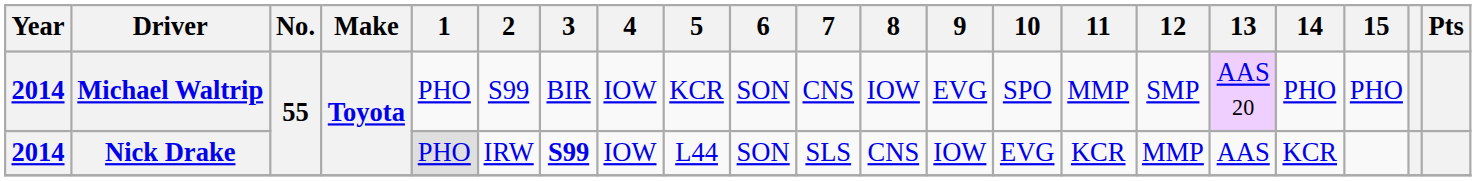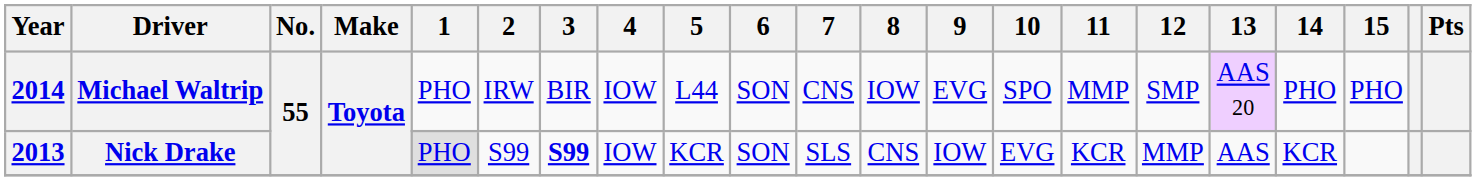(509, 89) S99 -> (509, 89) IRW
(697, 89) KCR -> (697, 89) L44
(38, 152) 2014 -> (38, 152) 2013
(509, 152) IRW -> (509, 152) S99
(697, 152) L44 -> (697, 152) KCR
